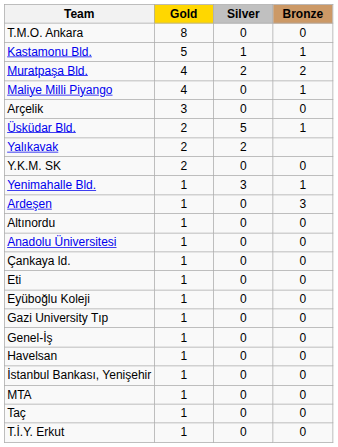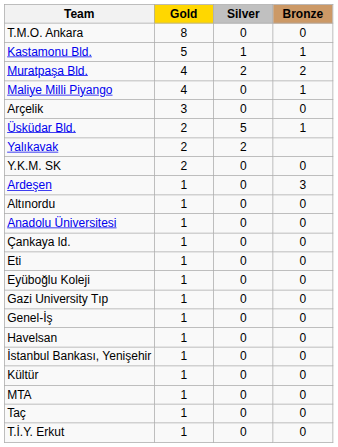- row: (52, 185)
+ row: (23, 375)
